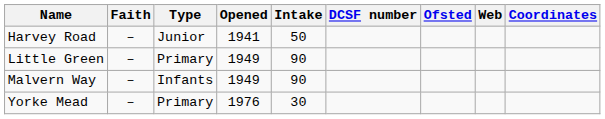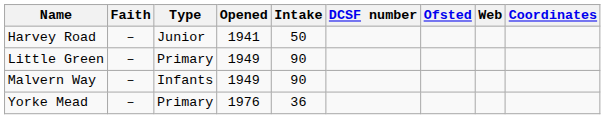(298, 103) 30 -> (298, 103) 36
